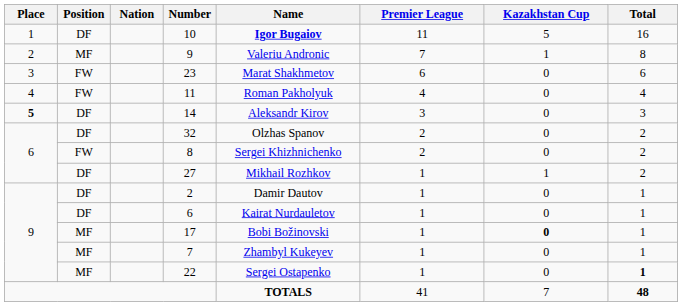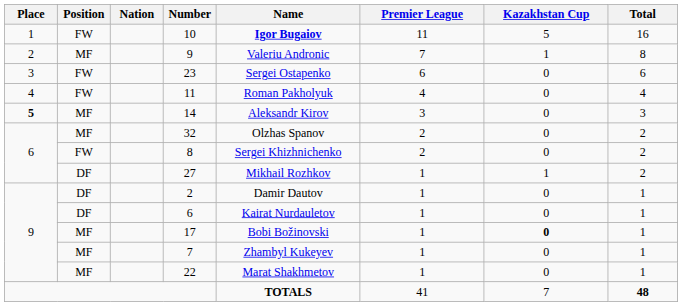(84, 34) DF -> (84, 34) FW
(288, 73) Marat Shakhmetov -> (288, 73) Sergei Ostapenko
(84, 113) DF -> (84, 113) MF
(84, 133) DF -> (84, 133) MF
(288, 271) Sergei Ostapenko -> (288, 271) Marat Shakhmetov
(643, 271) bold -> (643, 271) normal
